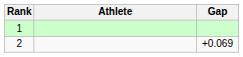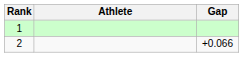(218, 44) +0.069 -> (218, 44) +0.066
